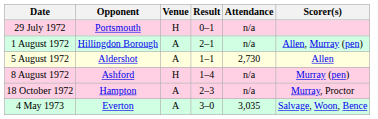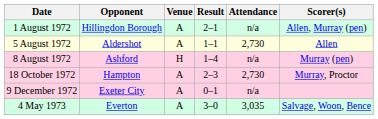- row: (40, 28)
(249, 91) n/a -> (253, 75) 2,730
+ row: (42, 91)
